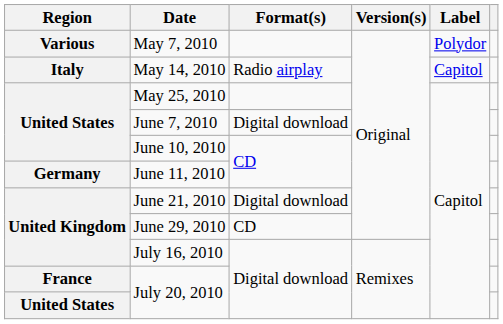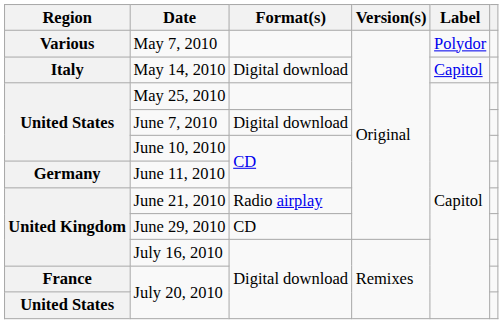(278, 69) Radio airplay -> (291, 69) Digital download
(291, 200) Digital download -> (278, 200) Radio airplay
